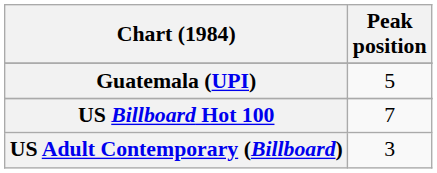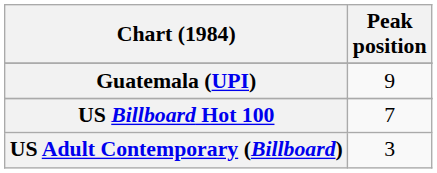(390, 80) 5 -> (390, 80) 9
